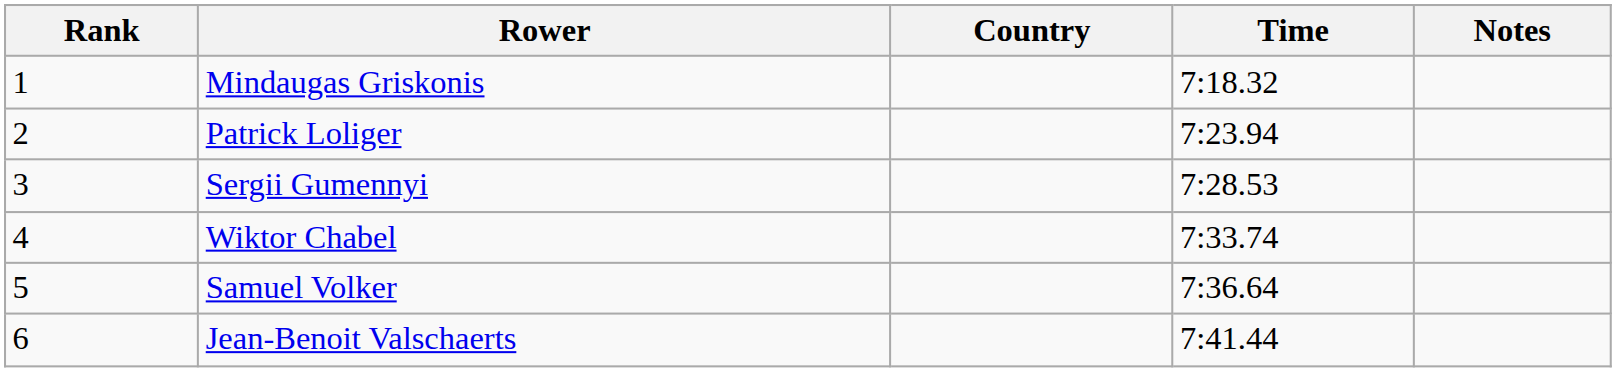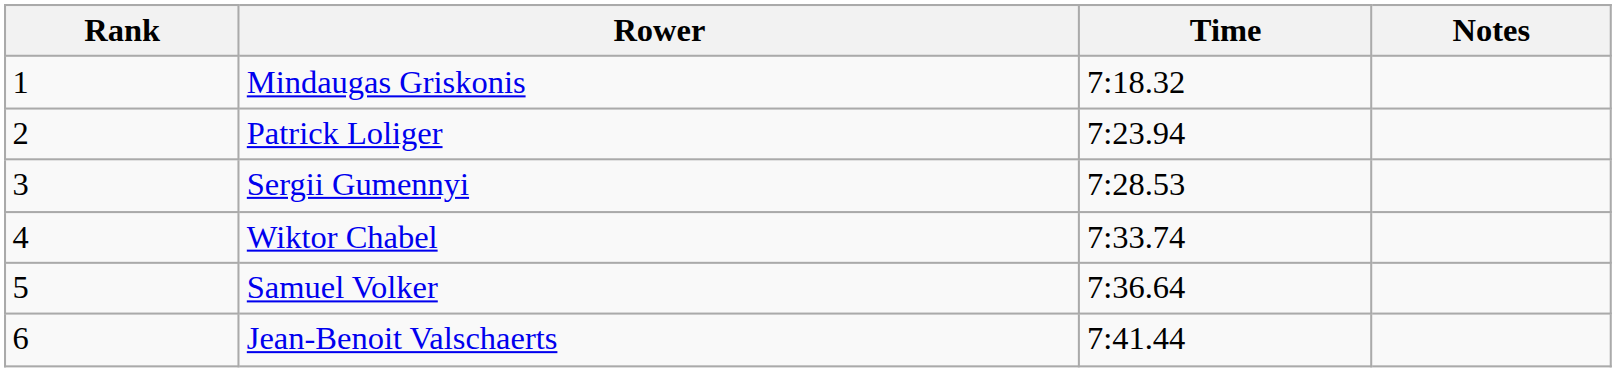- column: (1032, 30)
